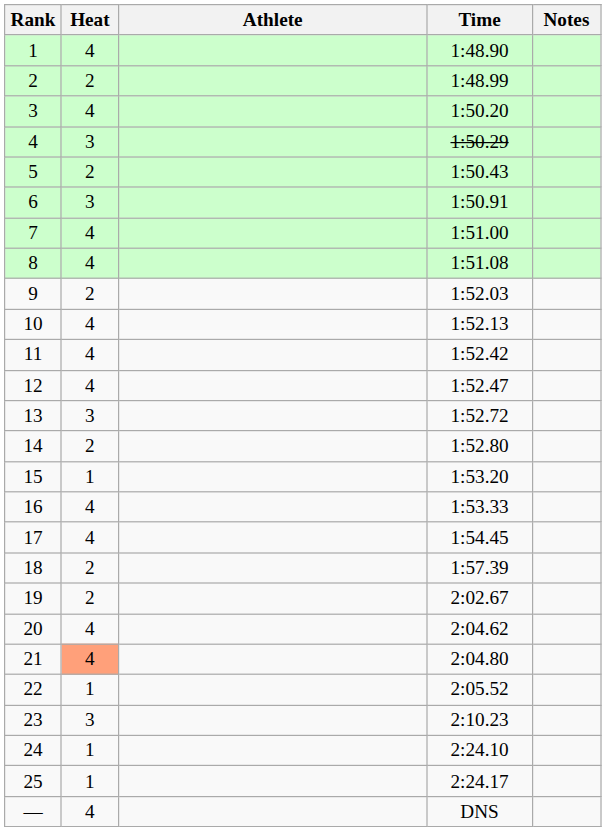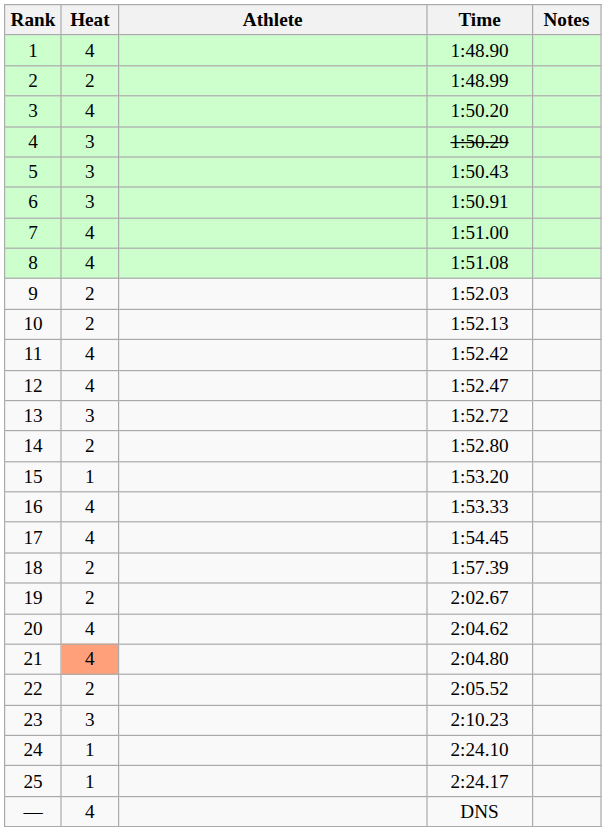(90, 171) 2 -> (90, 171) 3
(90, 324) 4 -> (90, 324) 2
(90, 689) 1 -> (90, 689) 2
